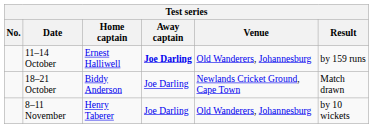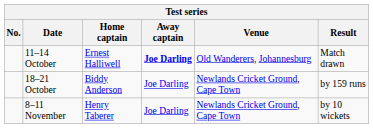(343, 58) by 159 runs -> (333, 58) Match drawn
(333, 84) Match drawn -> (343, 84) by 159 runs
(254, 110) Old Wanderers, Johannesburg -> (248, 110) Newlands Cricket Ground, Cape Town
